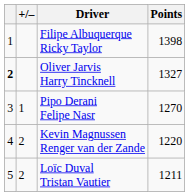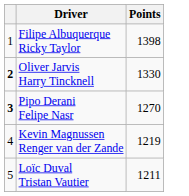- column: (27, 14)
(170, 74) 1327 -> (149, 74) 1330
(10, 108) normal -> (10, 108) bold
(170, 141) 1220 -> (149, 141) 1219
